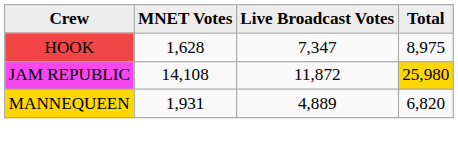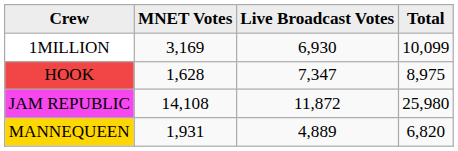+ row: (69, 47)
(426, 75) gold background -> (426, 103) no background
